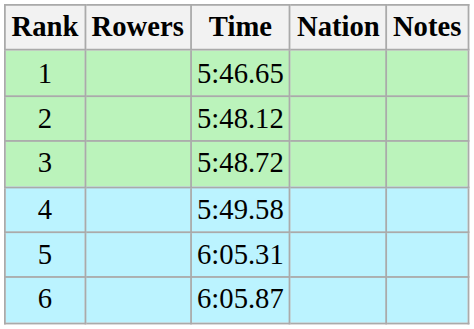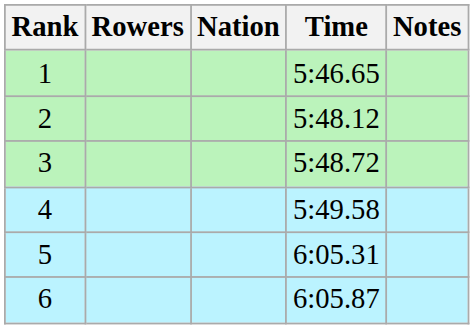columns swapped: (338, 27) <-> (240, 27)
